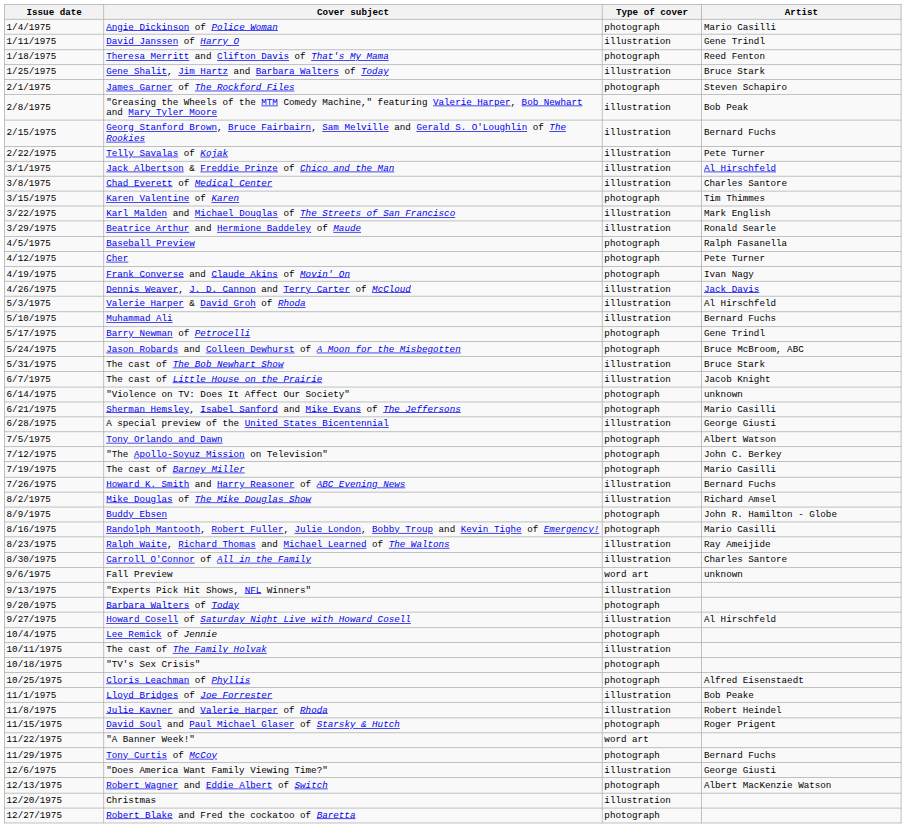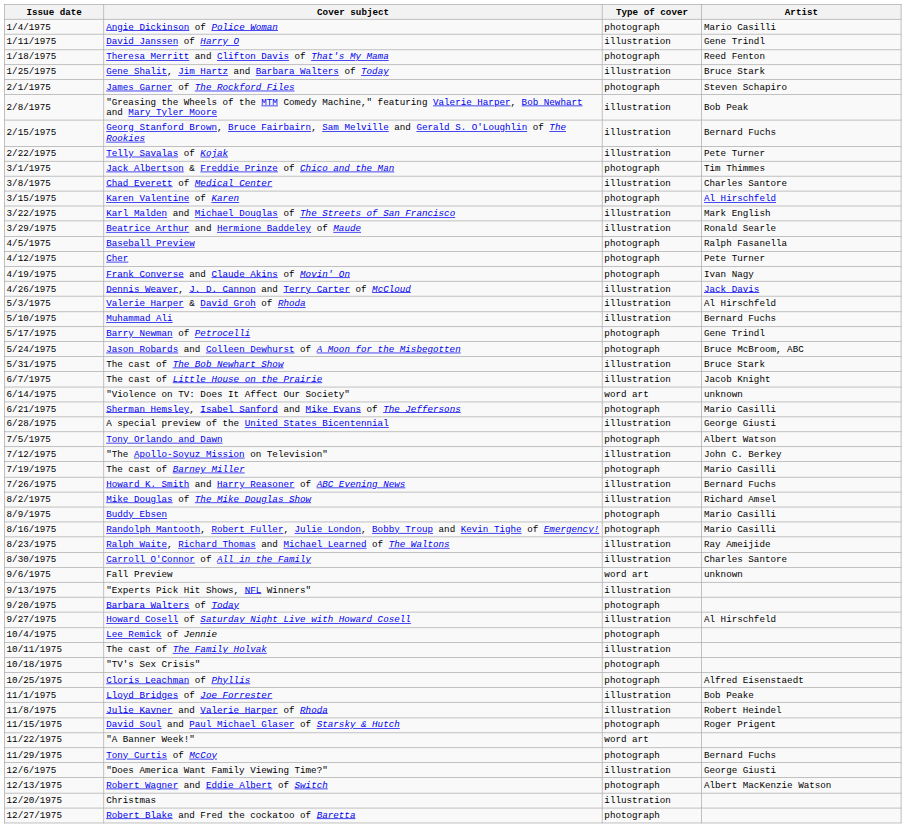(638, 169) illustration -> (632, 169) photograph
(740, 169) Al Hirschfeld -> (734, 169) Tim Thimmes
(734, 199) Tim Thimmes -> (740, 199) Al Hirschfeld
(632, 394) photograph -> (627, 394) word art
(632, 454) photograph -> (638, 454) illustration
(770, 515) John R. Hamilton - Globe -> (740, 515) Mario Casilli
